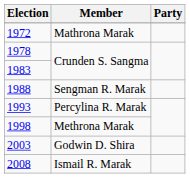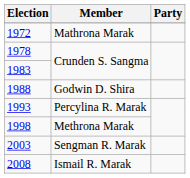(100, 88) Sengman R. Marak -> (94, 88) Godwin D. Shira
(94, 145) Godwin D. Shira -> (100, 145) Sengman R. Marak
